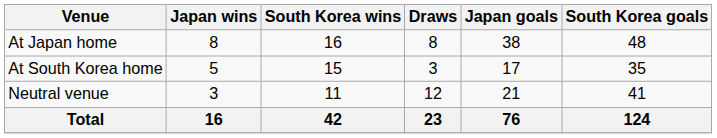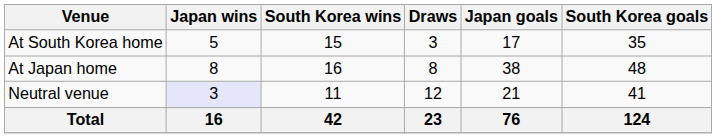rows swapped: (63, 42) <-> (85, 68)
(214, 94) no background -> (214, 94) lavender background
